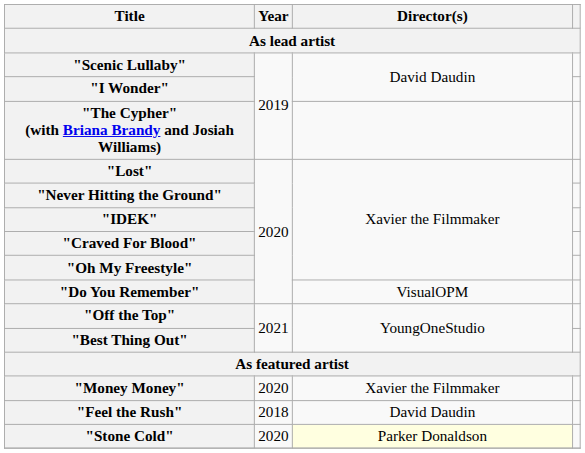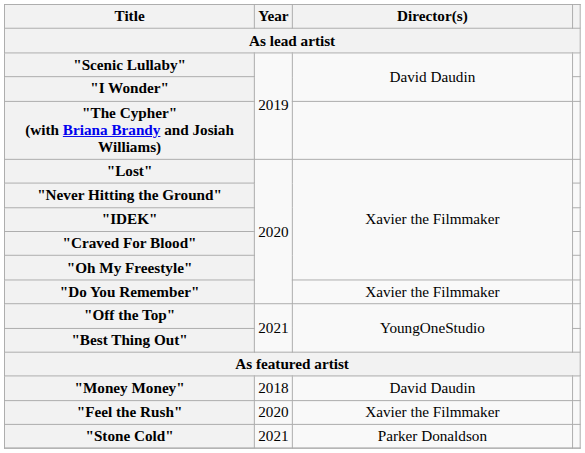(432, 291) VisualOPM -> (432, 291) Xavier the Filmmaker
(273, 388) 2020 -> (273, 388) 2018
(432, 388) Xavier the Filmmaker -> (432, 388) David Daudin
(273, 412) 2018 -> (273, 412) 2020
(432, 412) David Daudin -> (432, 412) Xavier the Filmmaker
(273, 436) 2020 -> (273, 436) 2021
(432, 436) lightyellow background -> (432, 436) no background
